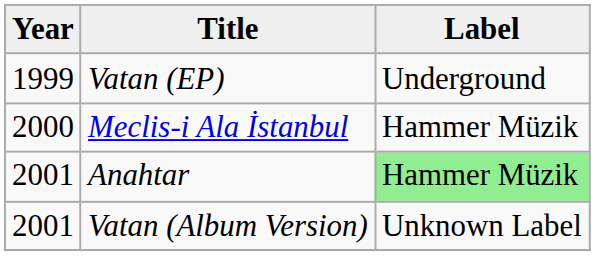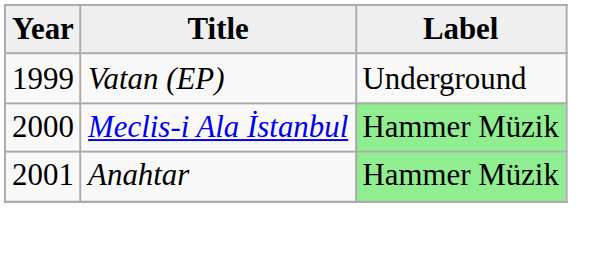(480, 126) no background -> (461, 126) lightgreen background
- row: (228, 224)
